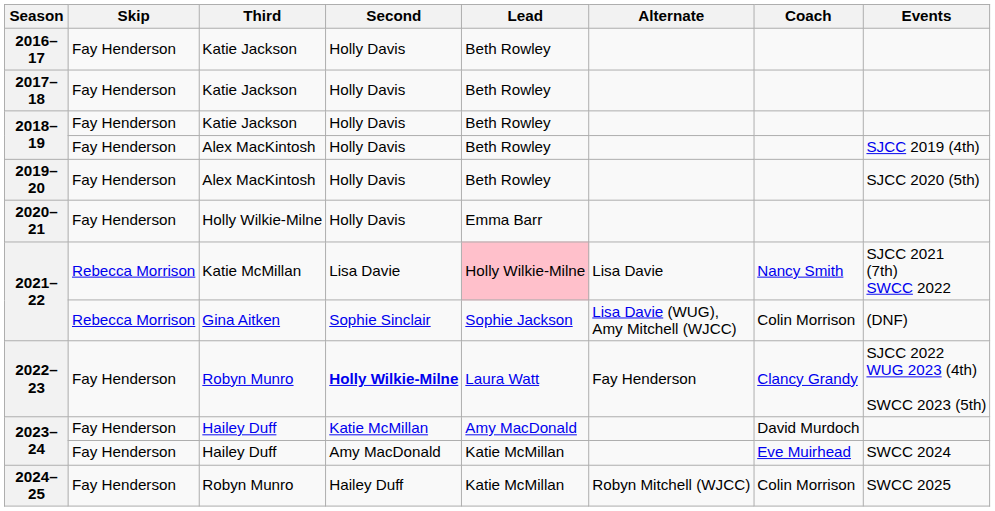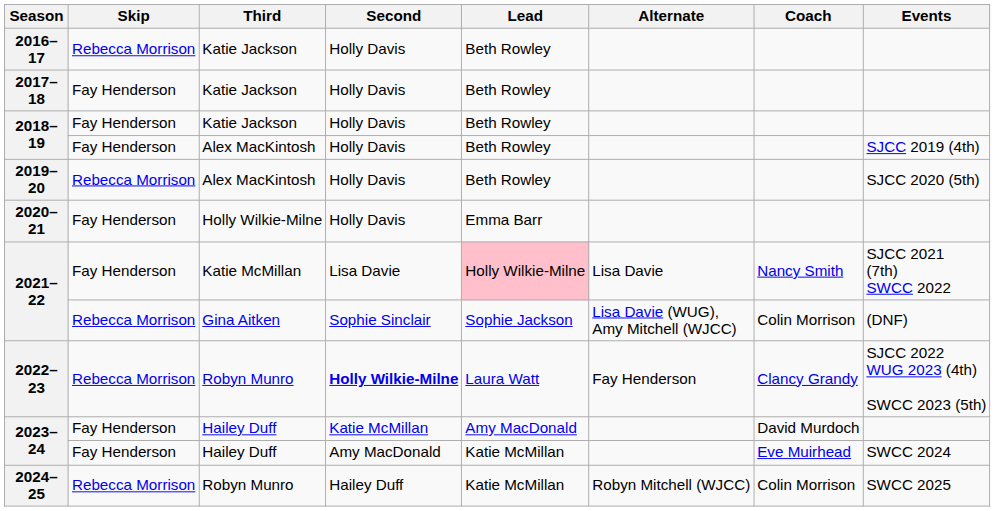(124, 49) Fay Henderson -> (134, 49) Rebecca Morrison
(124, 179) Fay Henderson -> (134, 179) Rebecca Morrison
(134, 270) Rebecca Morrison -> (124, 270) Fay Henderson
(124, 378) Fay Henderson -> (134, 378) Rebecca Morrison
(124, 485) Fay Henderson -> (134, 485) Rebecca Morrison
